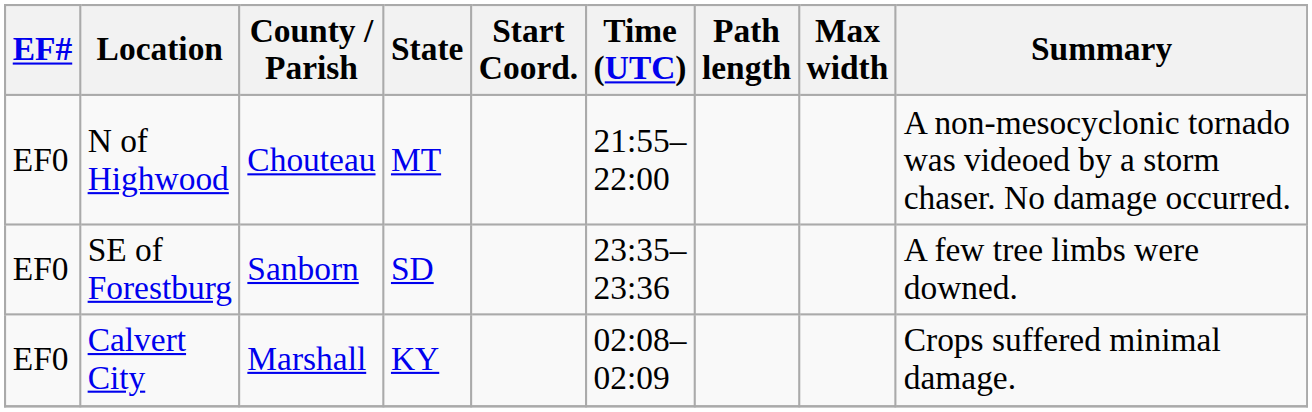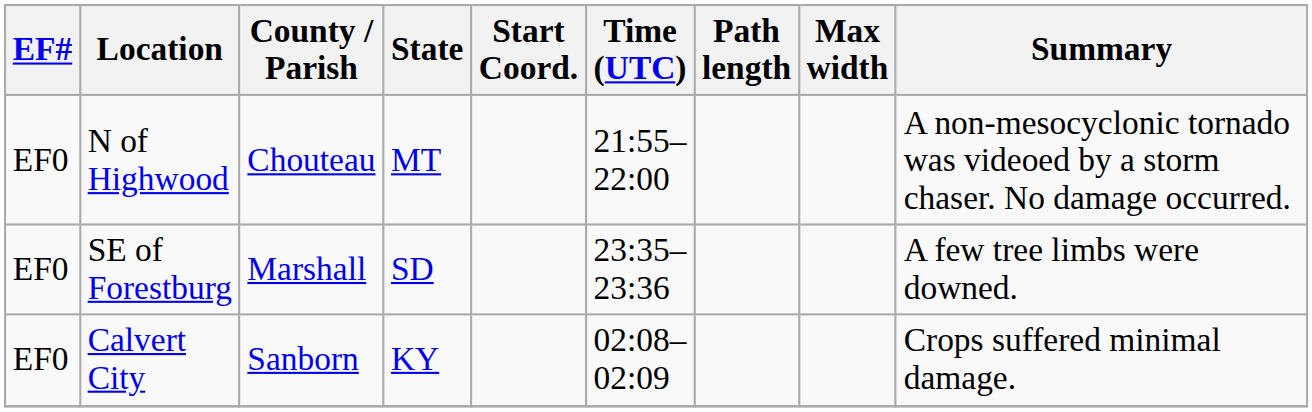(303, 268) Sanborn -> (307, 268) Marshall
(307, 359) Marshall -> (303, 359) Sanborn
